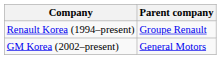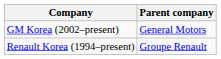rows swapped: (63, 46) <-> (71, 29)
